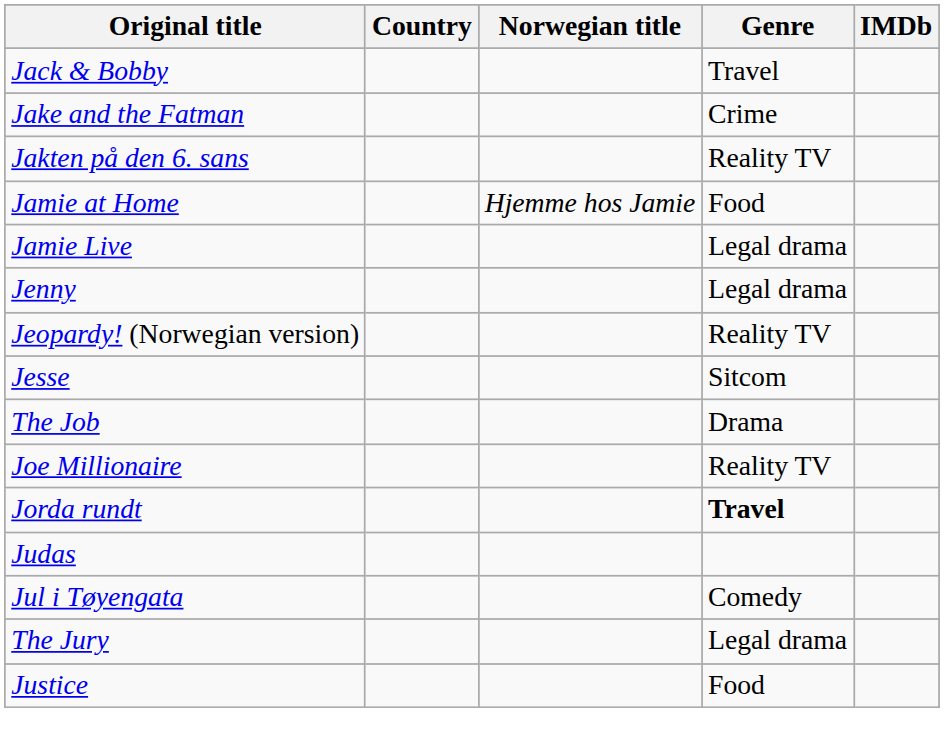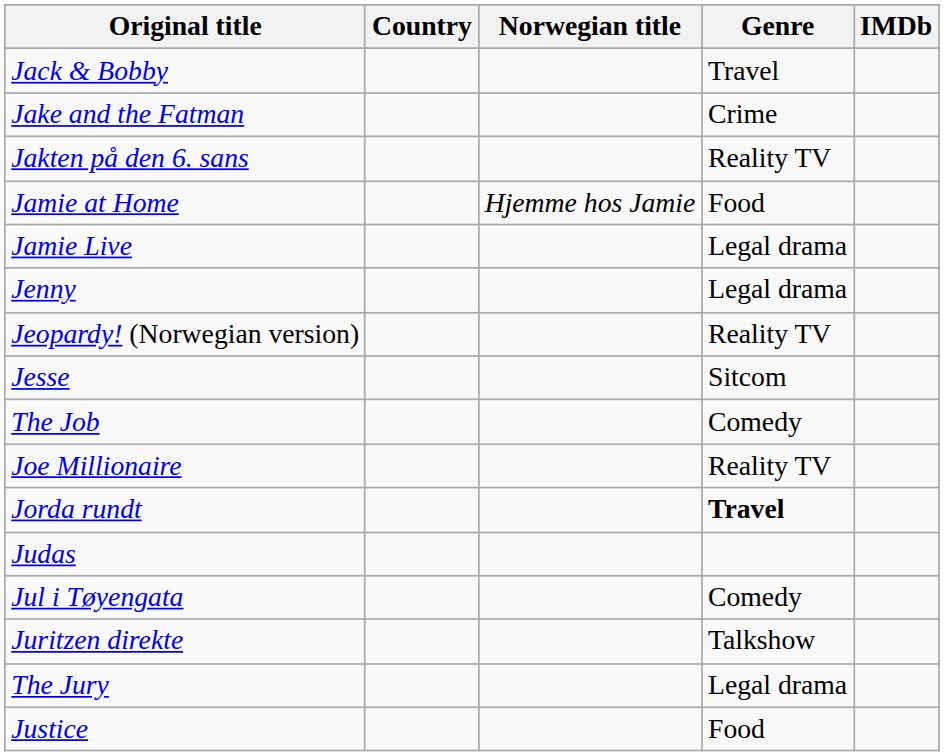(746, 421) Drama -> (755, 421) Comedy
+ row: (97, 641)
